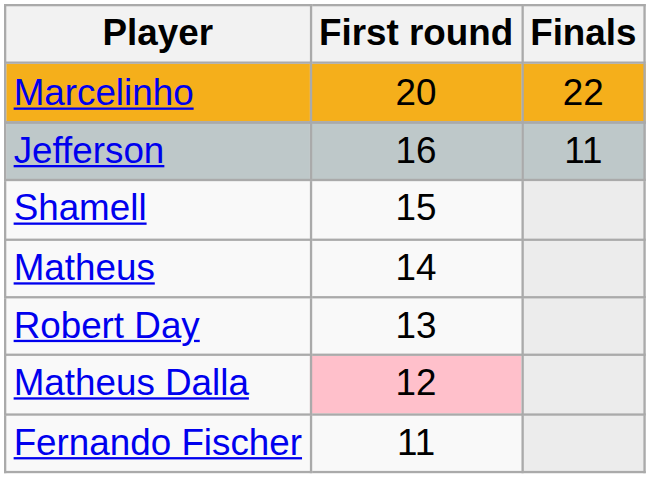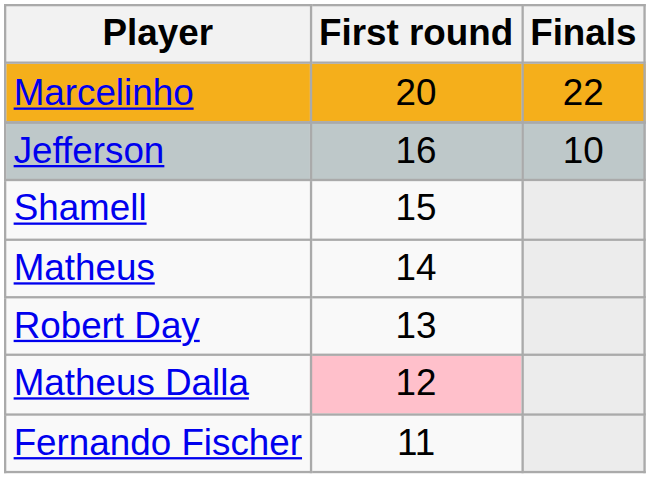(583, 150) 11 -> (583, 150) 10
